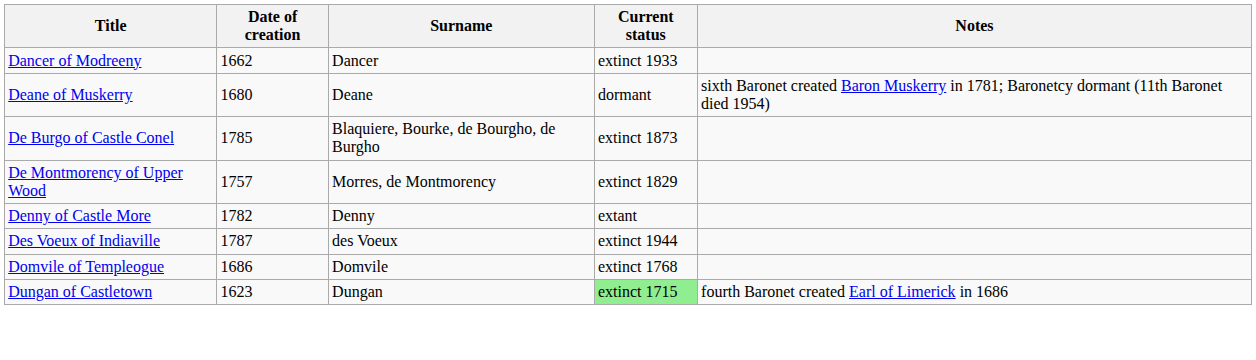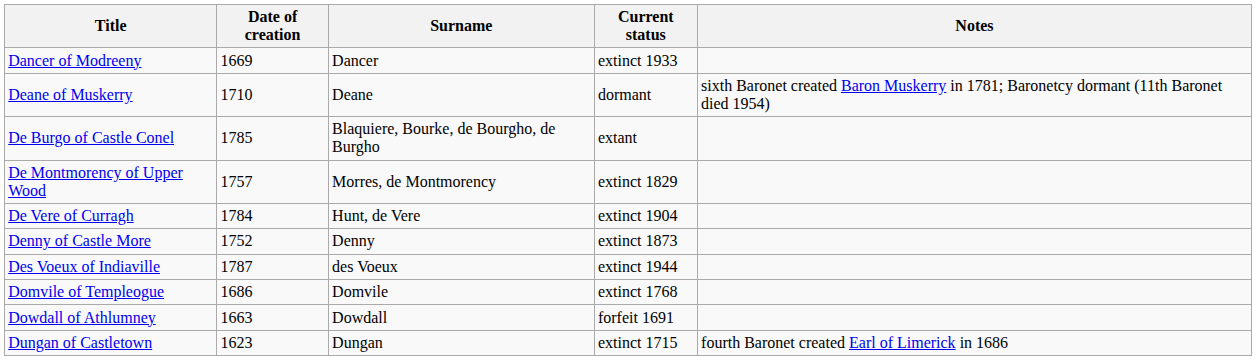(236, 60) 1662 -> (236, 60) 1669
(236, 94) 1680 -> (236, 94) 1710
(638, 138) extinct 1873 -> (617, 138) extant
+ row: (71, 216)
(236, 216) 1782 -> (236, 241) 1752
(617, 216) extant -> (638, 241) extinct 1873
+ row: (82, 317)
(638, 292) lightgreen background -> (638, 342) no background
